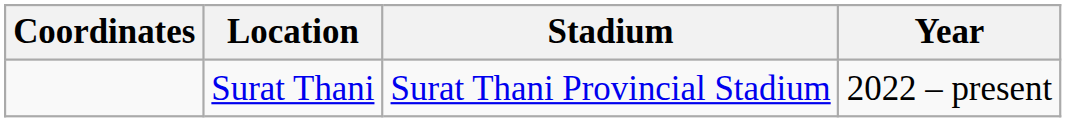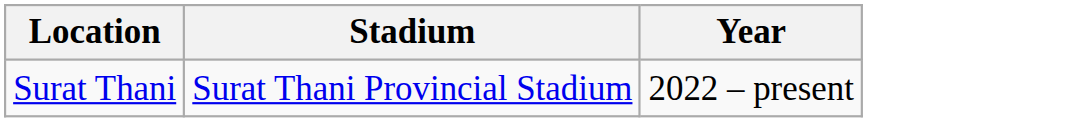- column: (104, 32)
